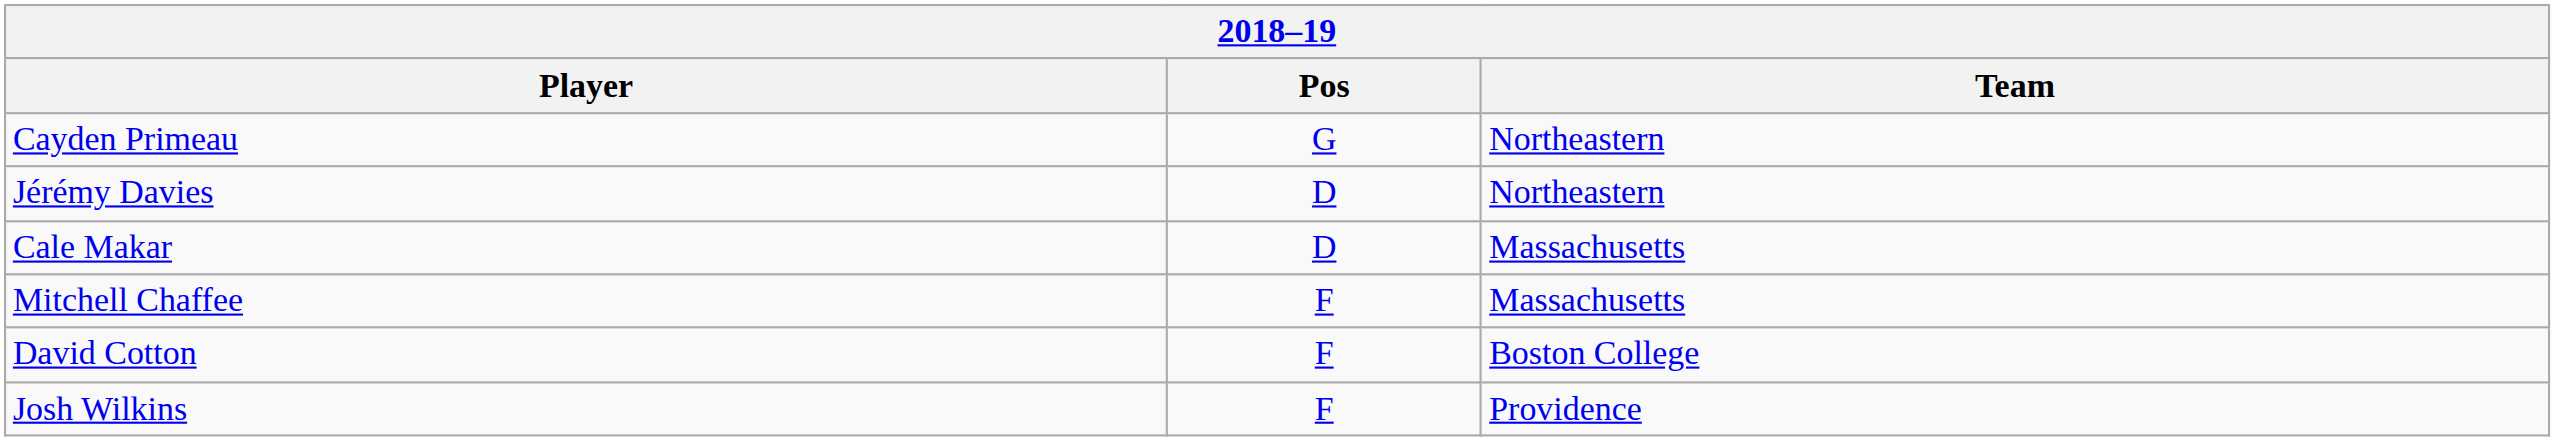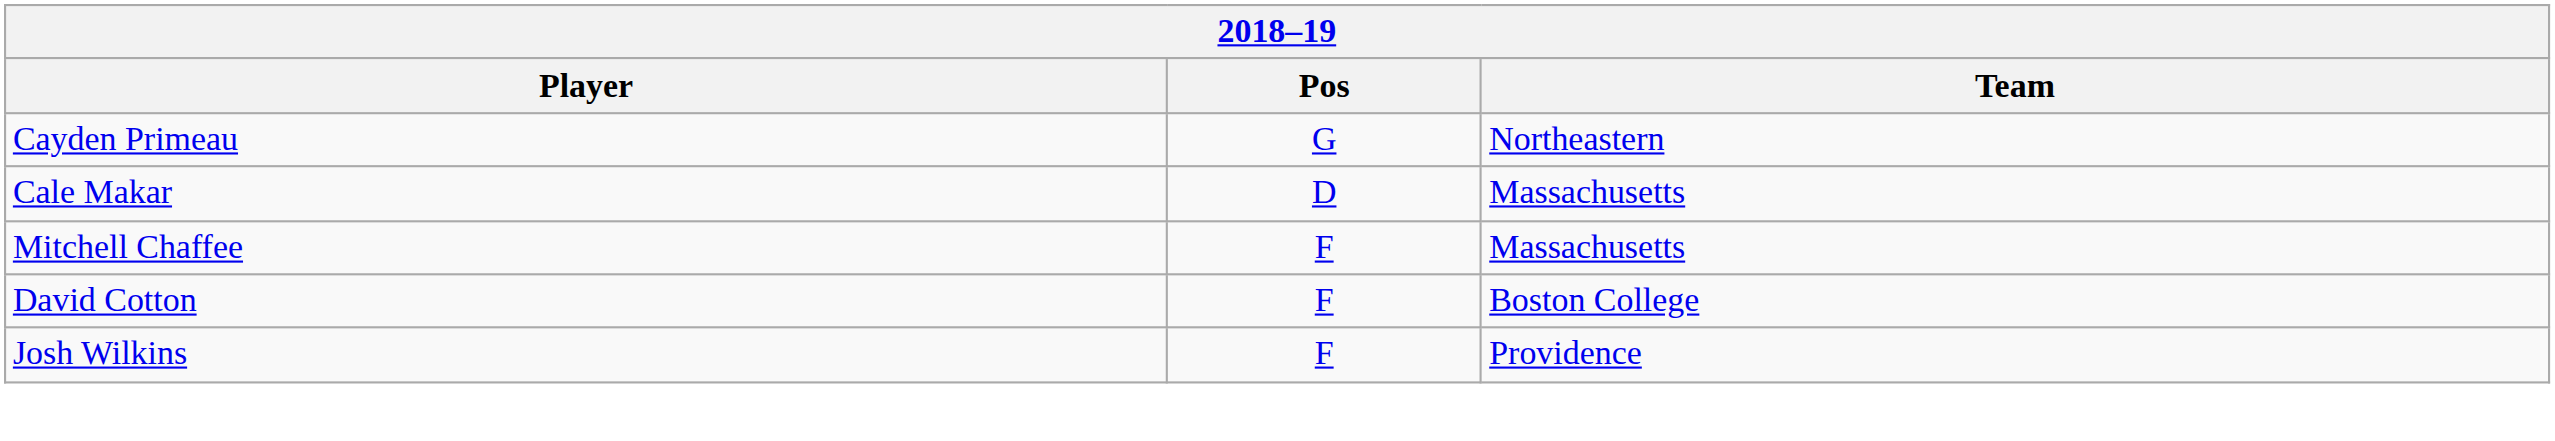- row: (113, 192)
